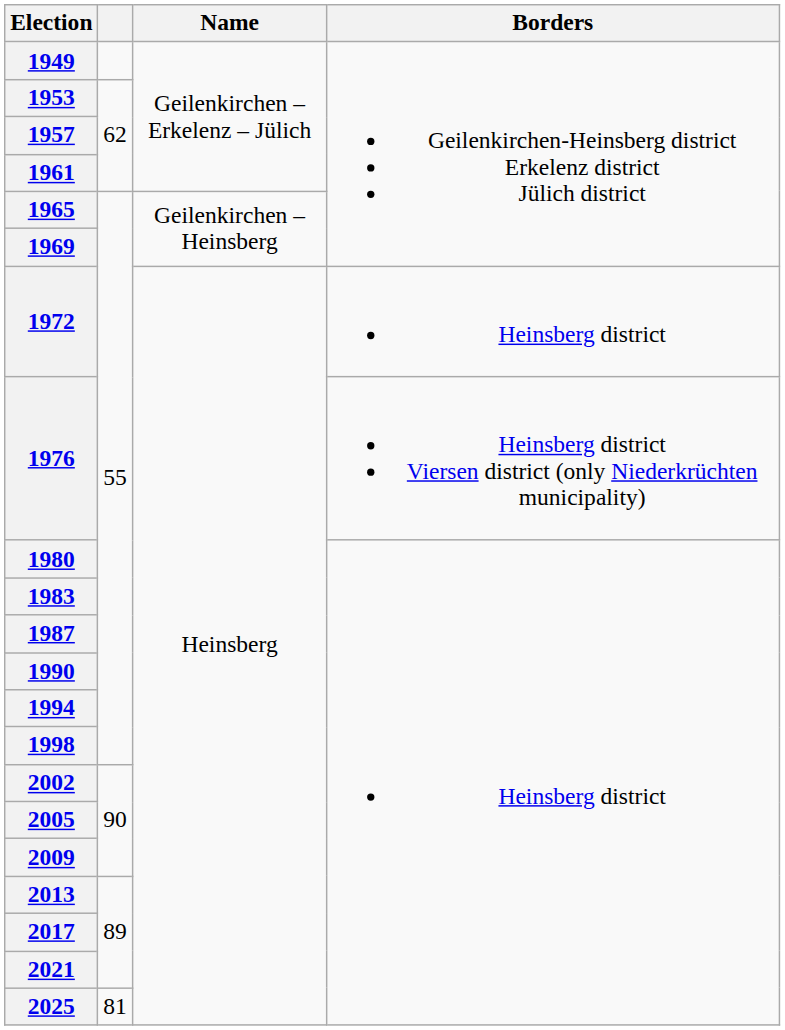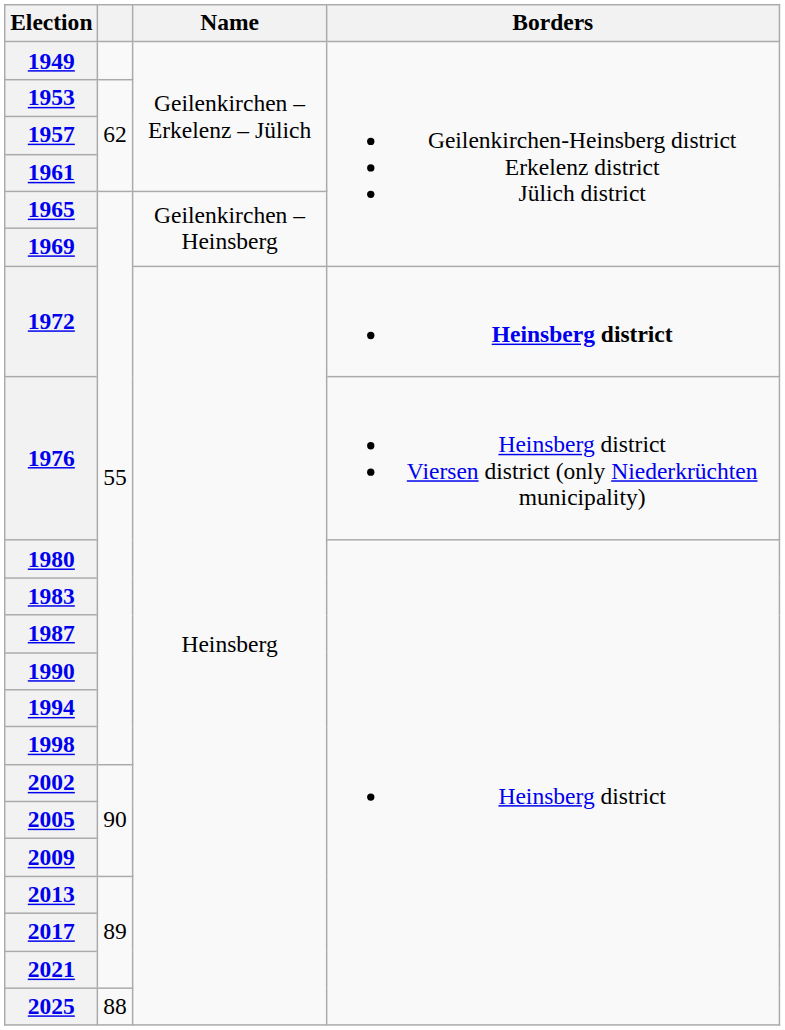(553, 334) normal -> (553, 334) bold
(115, 1006) 81 -> (115, 1006) 88
